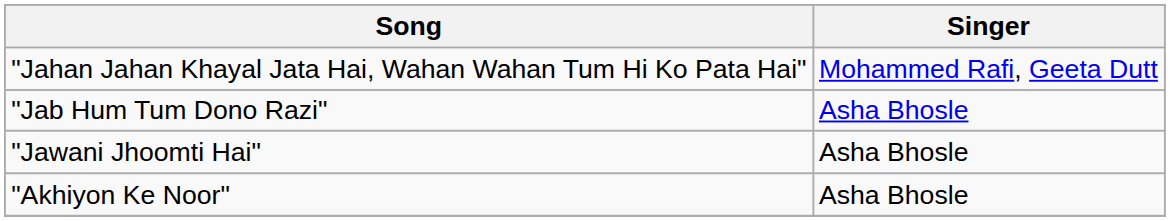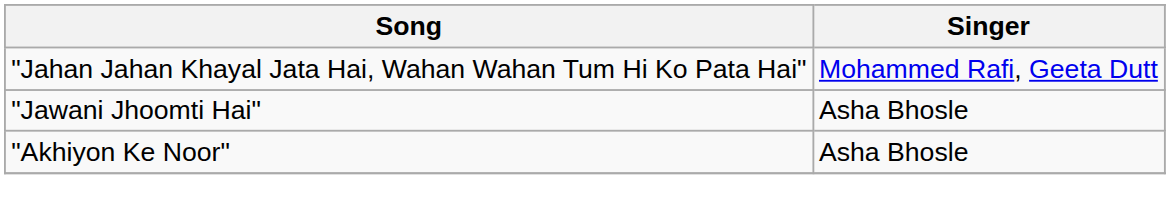- row: (169, 111)
